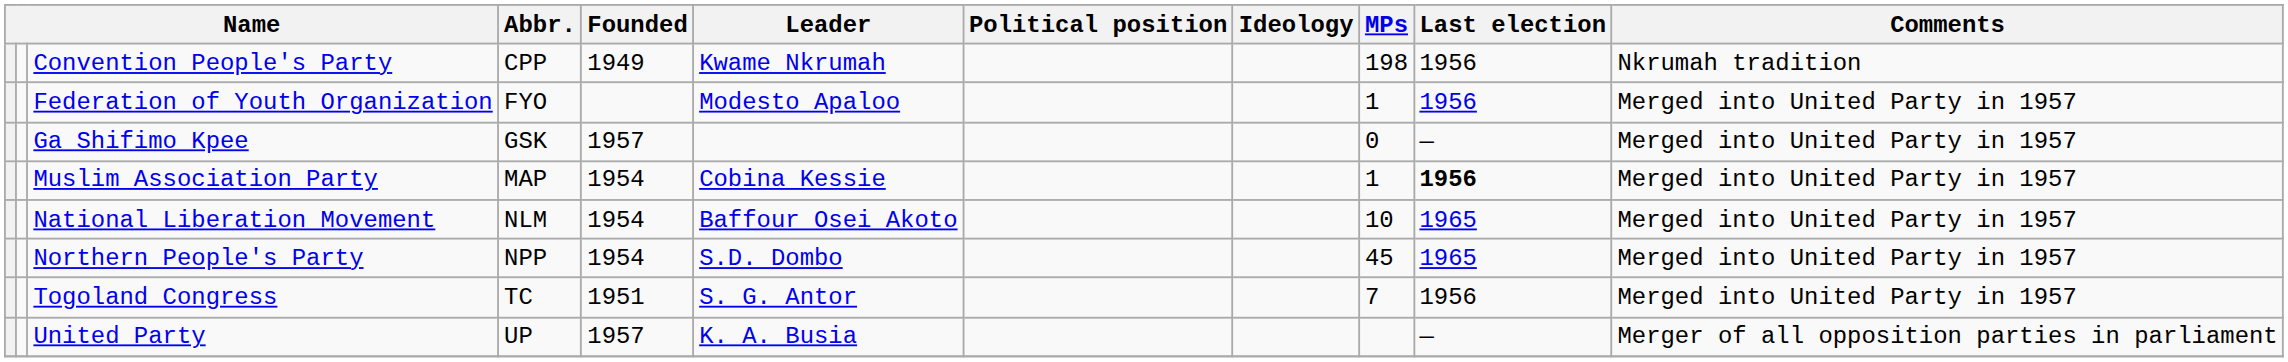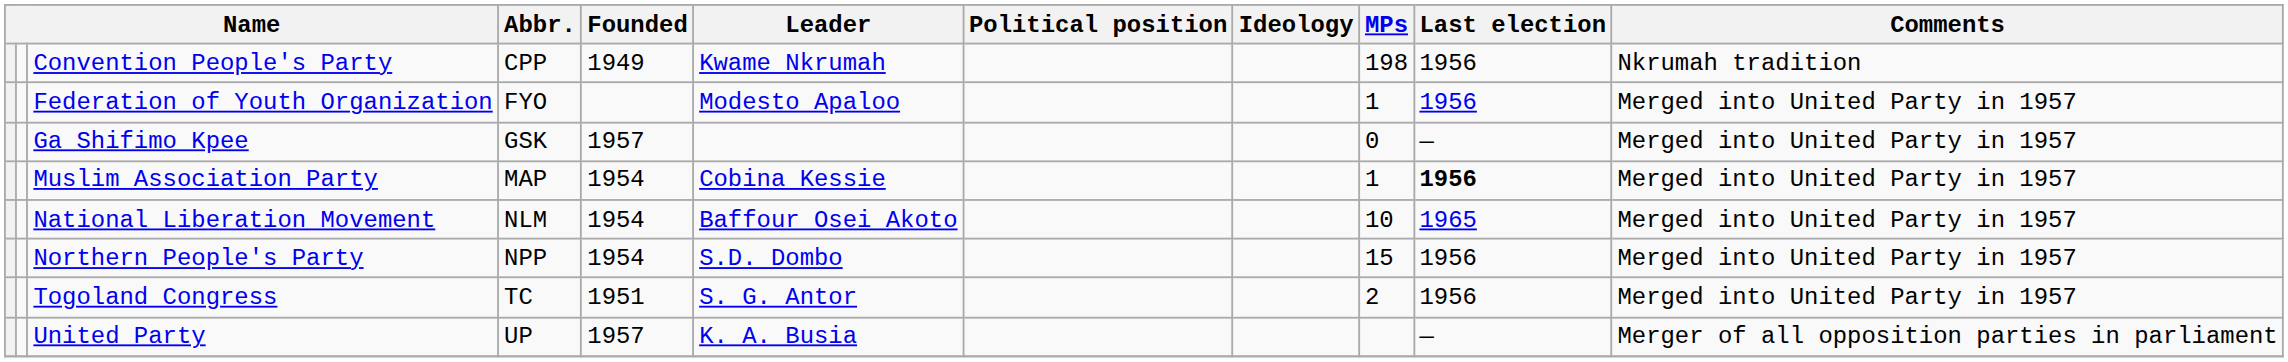(1379, 258) 45 -> (1379, 258) 15
(1448, 258) 1965 -> (1448, 258) 1956
(1372, 297) 7 -> (1372, 297) 2
